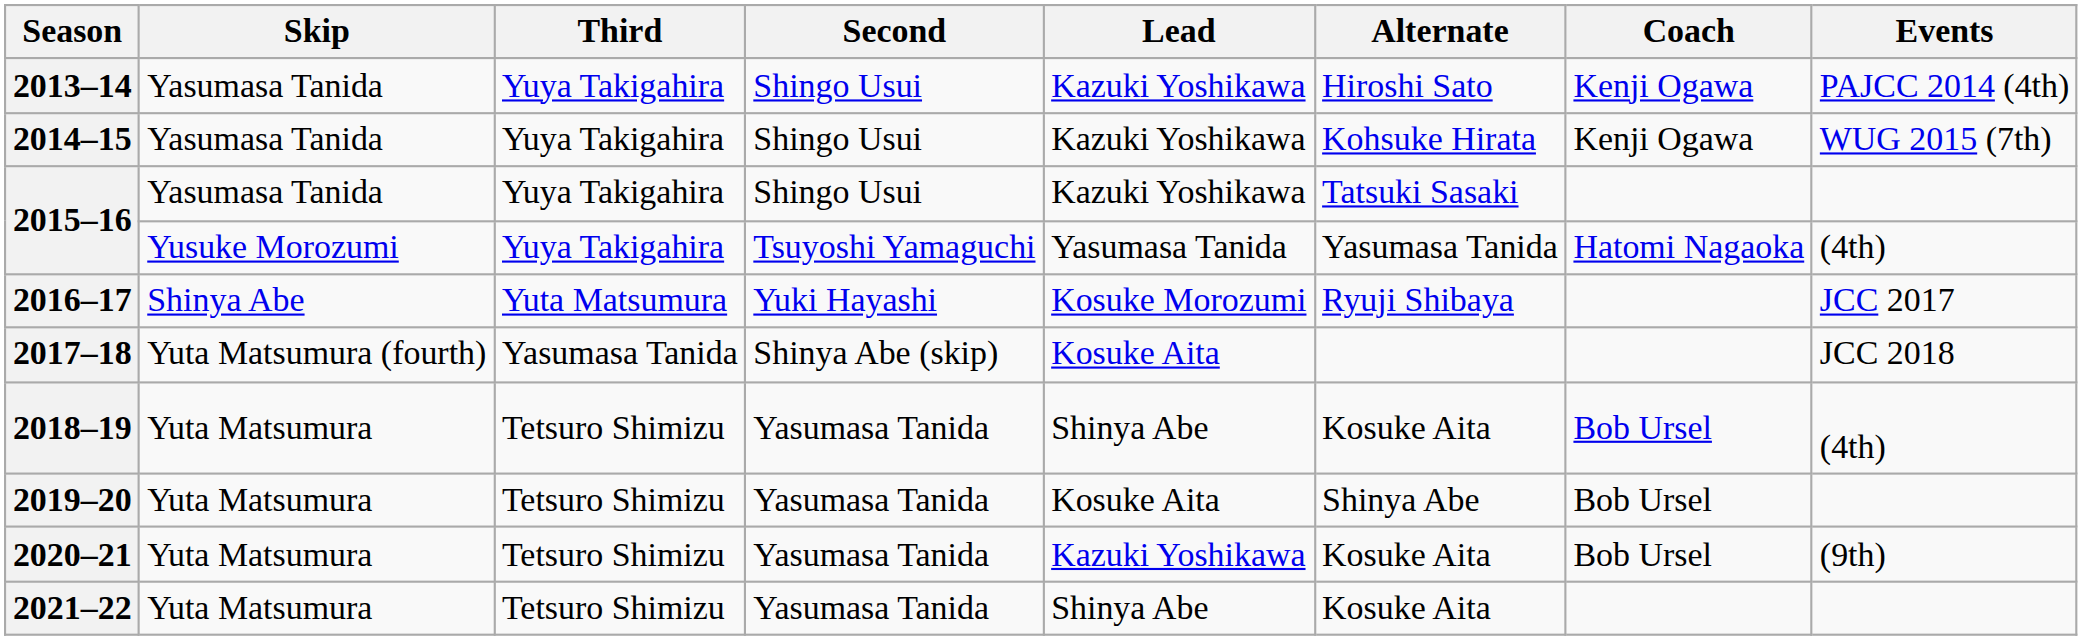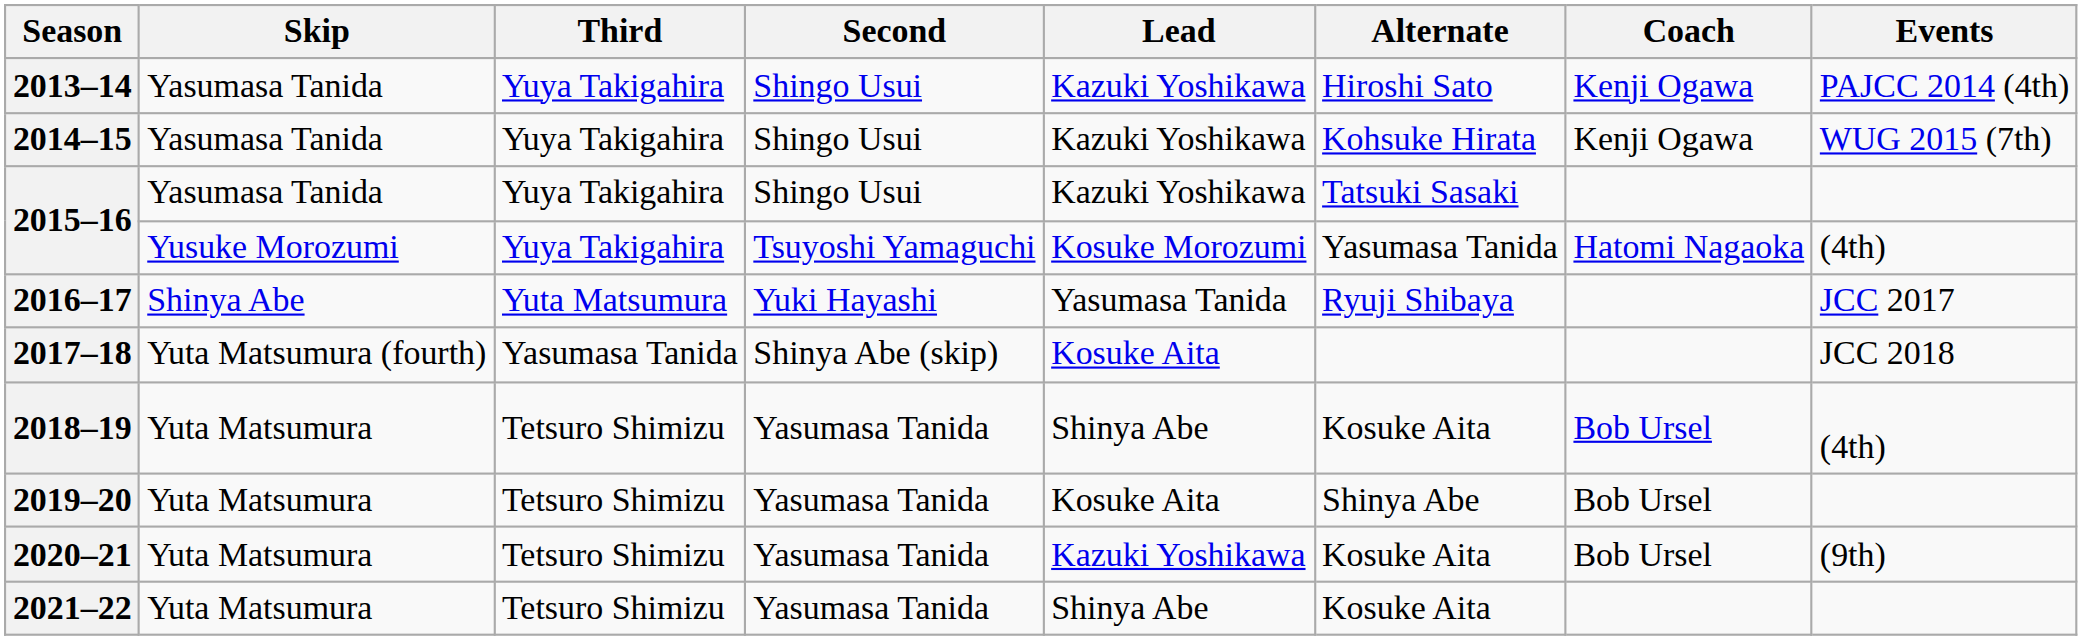(1169, 246) Yasumasa Tanida -> (1179, 246) Kosuke Morozumi
(1179, 300) Kosuke Morozumi -> (1169, 300) Yasumasa Tanida
